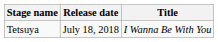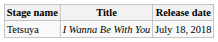columns swapped: (168, 12) <-> (91, 12)
